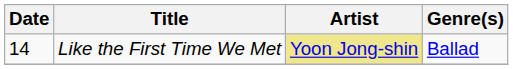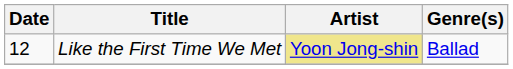(19, 49) 14 -> (19, 49) 12
